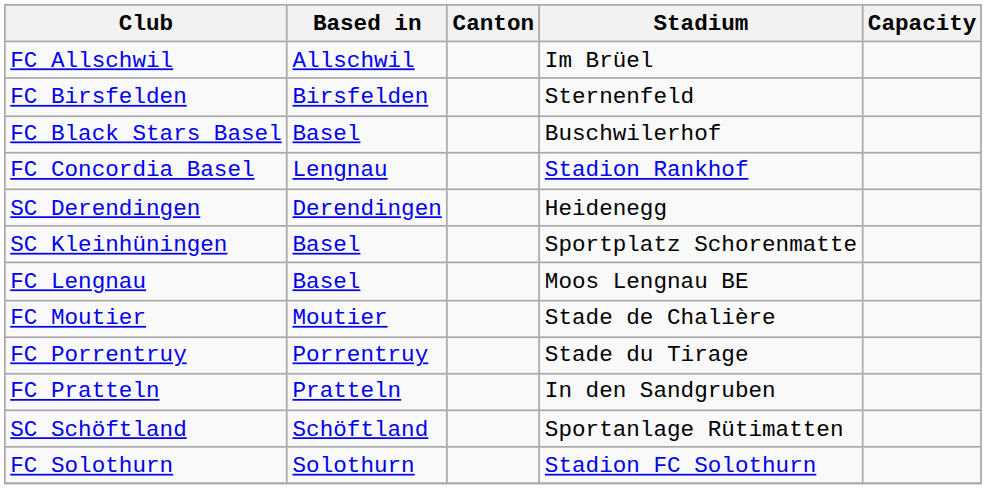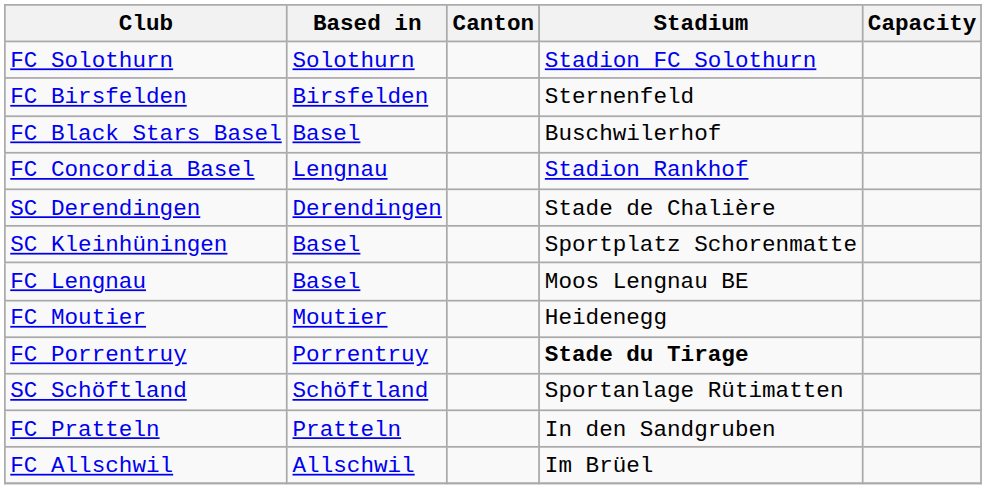rows swapped: (92, 60) <-> (92, 466)
(606, 208) Heidenegg -> (660, 208) Stade de Chalière
(660, 318) Stade de Chalière -> (606, 318) Heidenegg
(647, 355) normal -> (647, 355) bold
rows swapped: (85, 392) <-> (98, 429)
